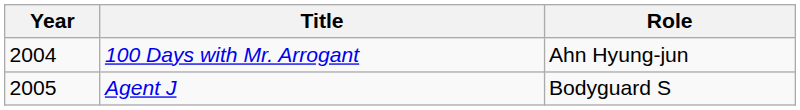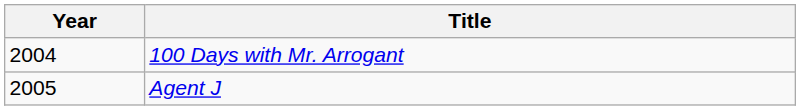- column: (670, 21)
